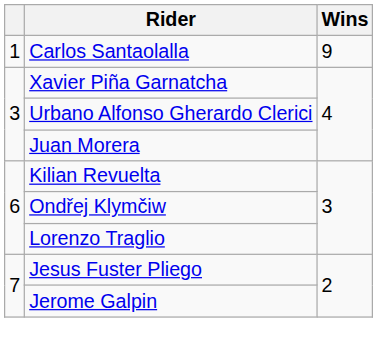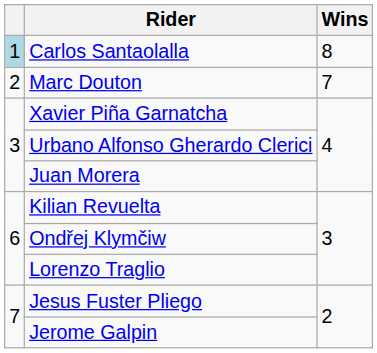(15, 51) no background -> (15, 51) lightblue background
(327, 51) 9 -> (327, 51) 8
+ row: (86, 82)
